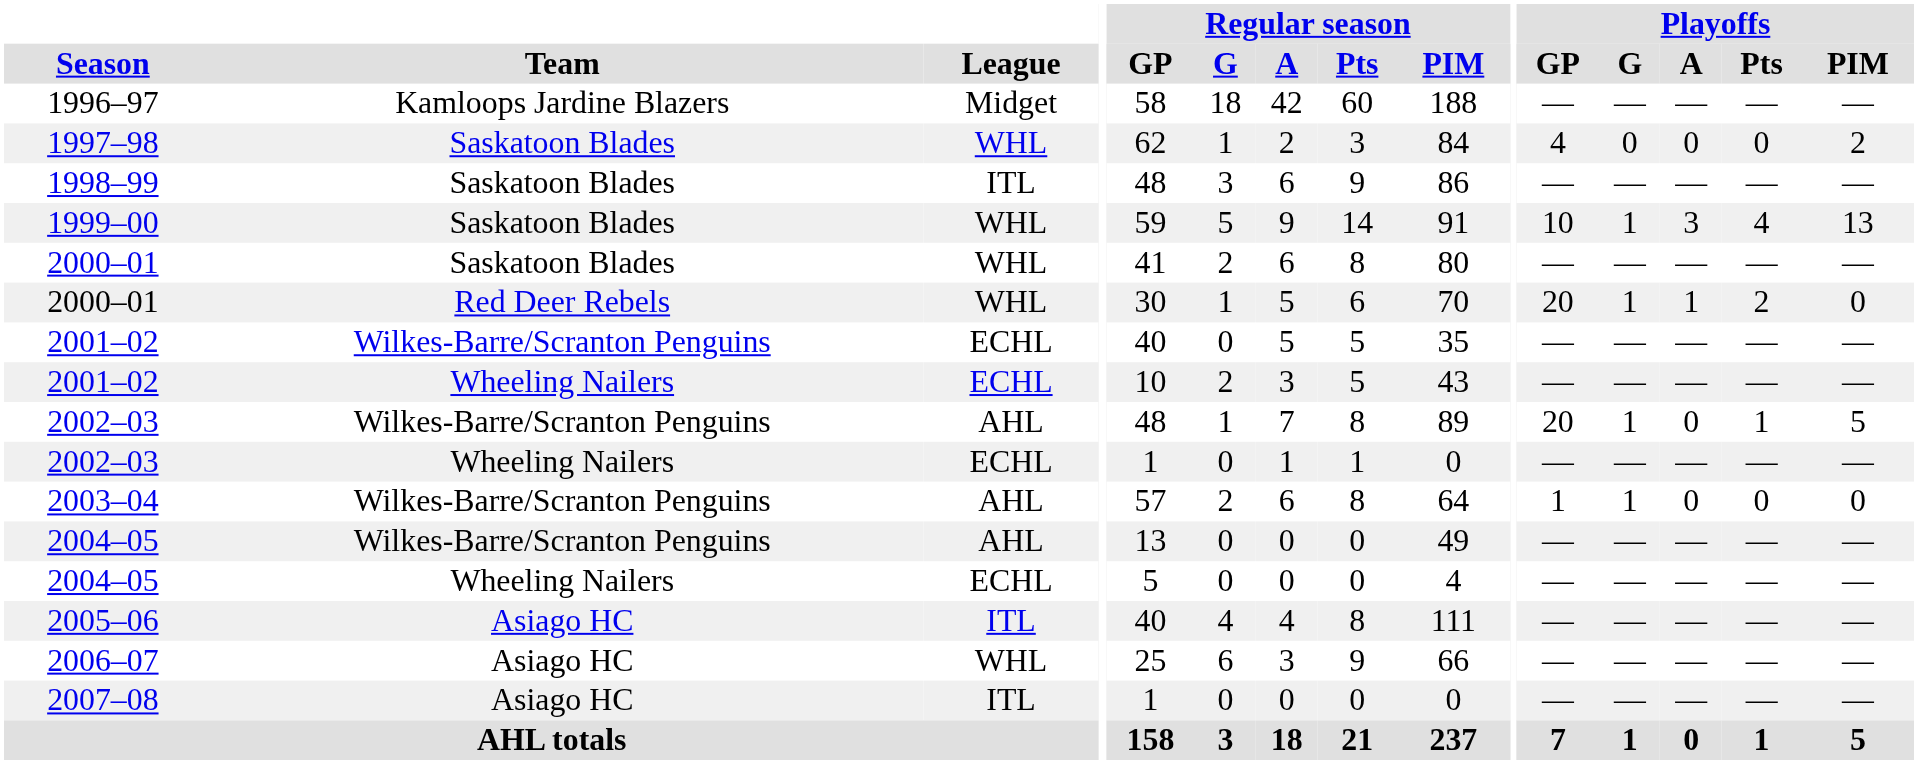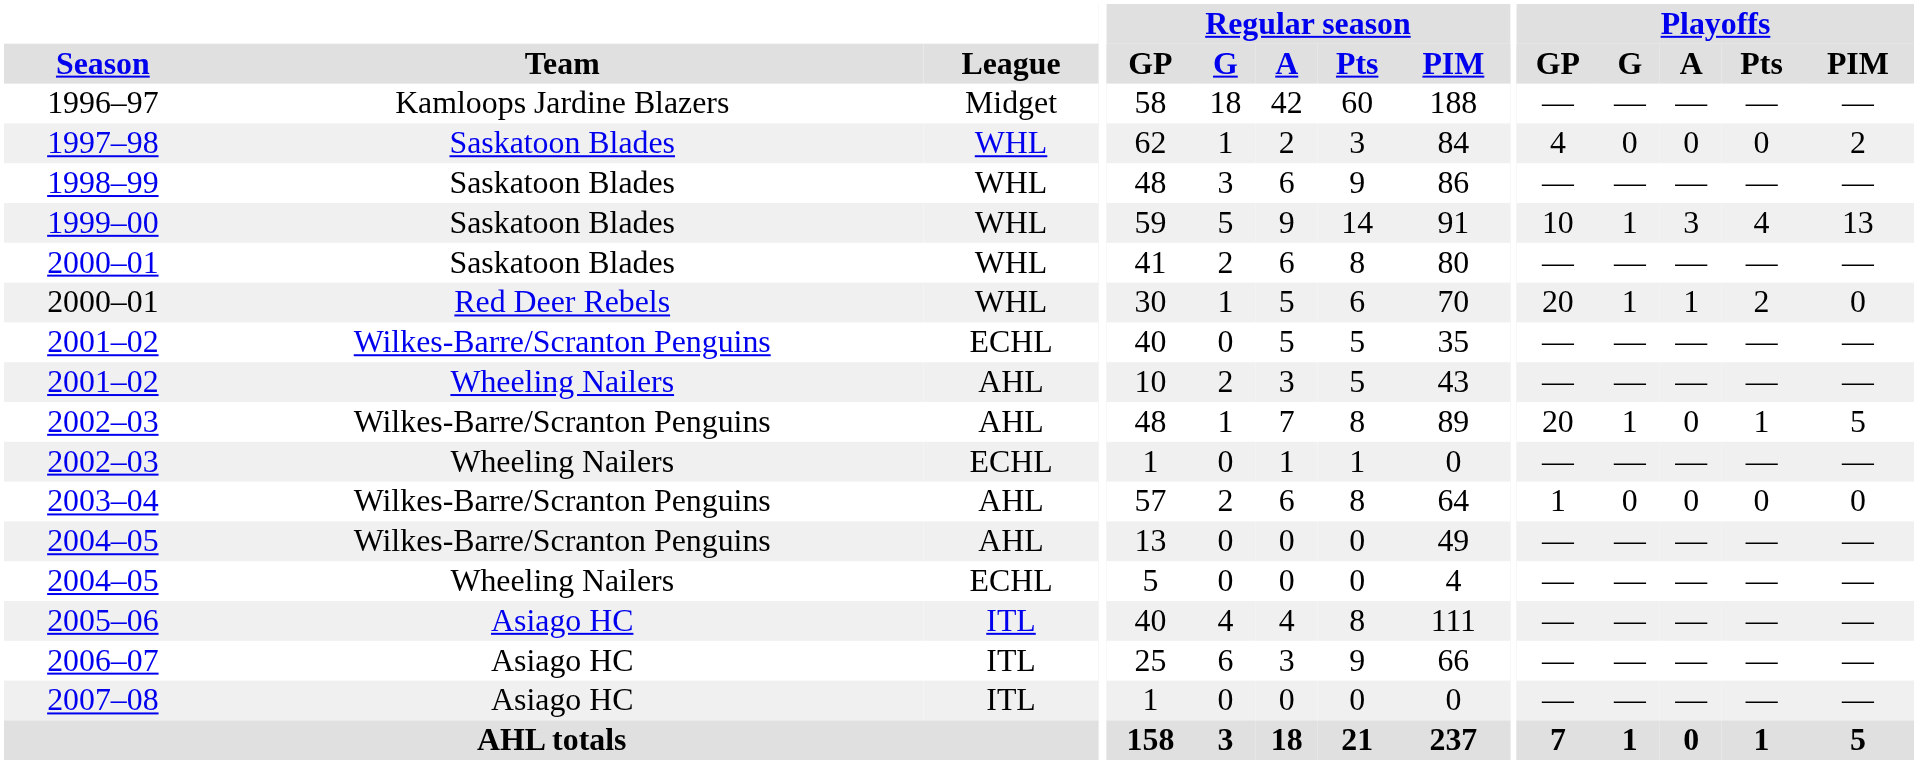(1011, 182) ITL -> (1011, 182) WHL
(1011, 381) ECHL -> (1011, 381) AHL
(1630, 501) 1 -> (1630, 501) 0
(1011, 660) WHL -> (1011, 660) ITL
